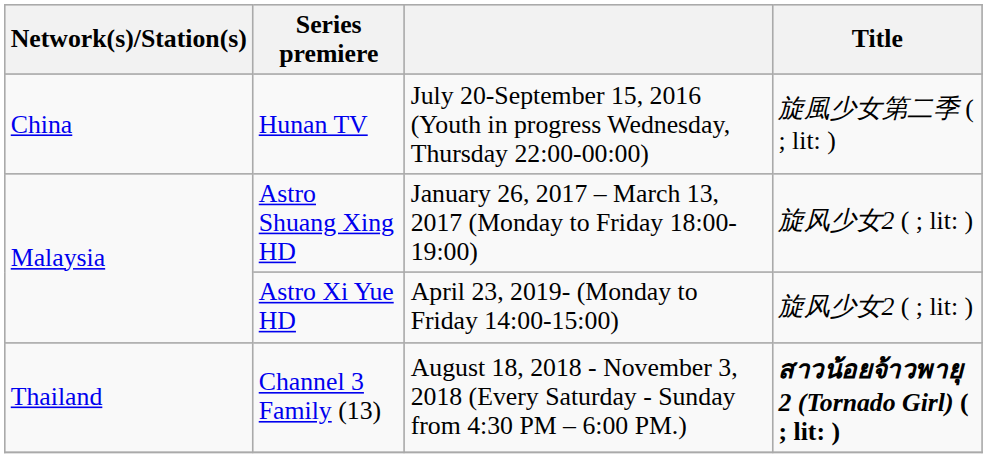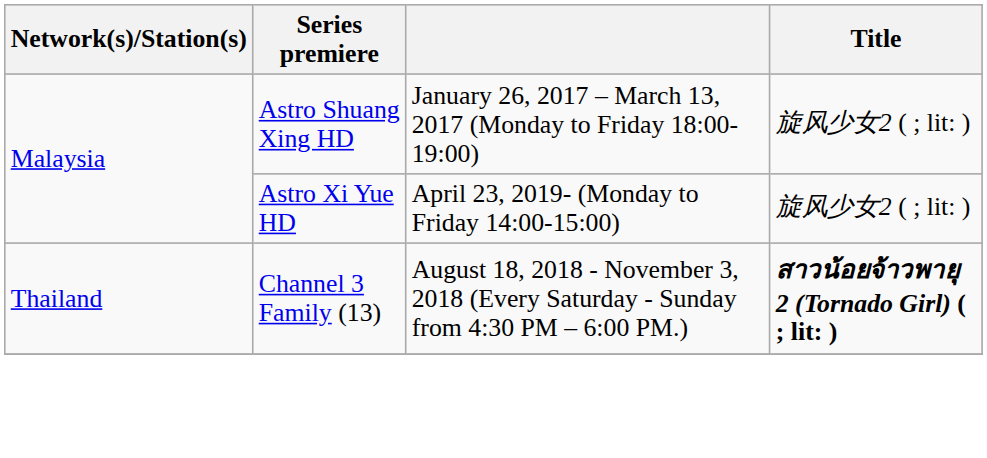- row: (313, 123)
